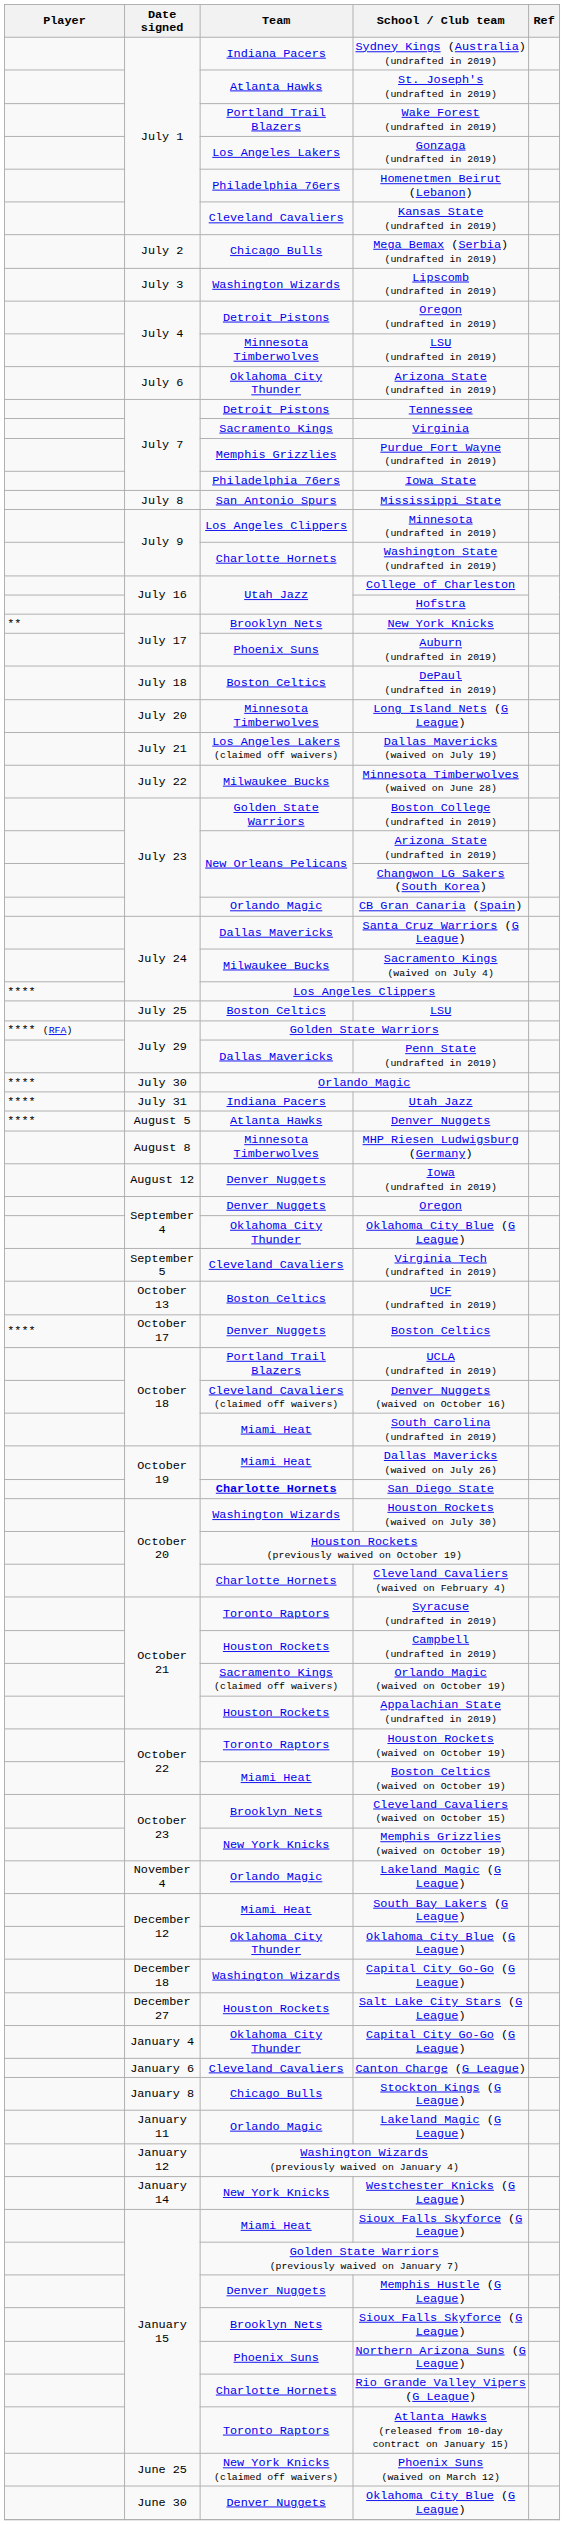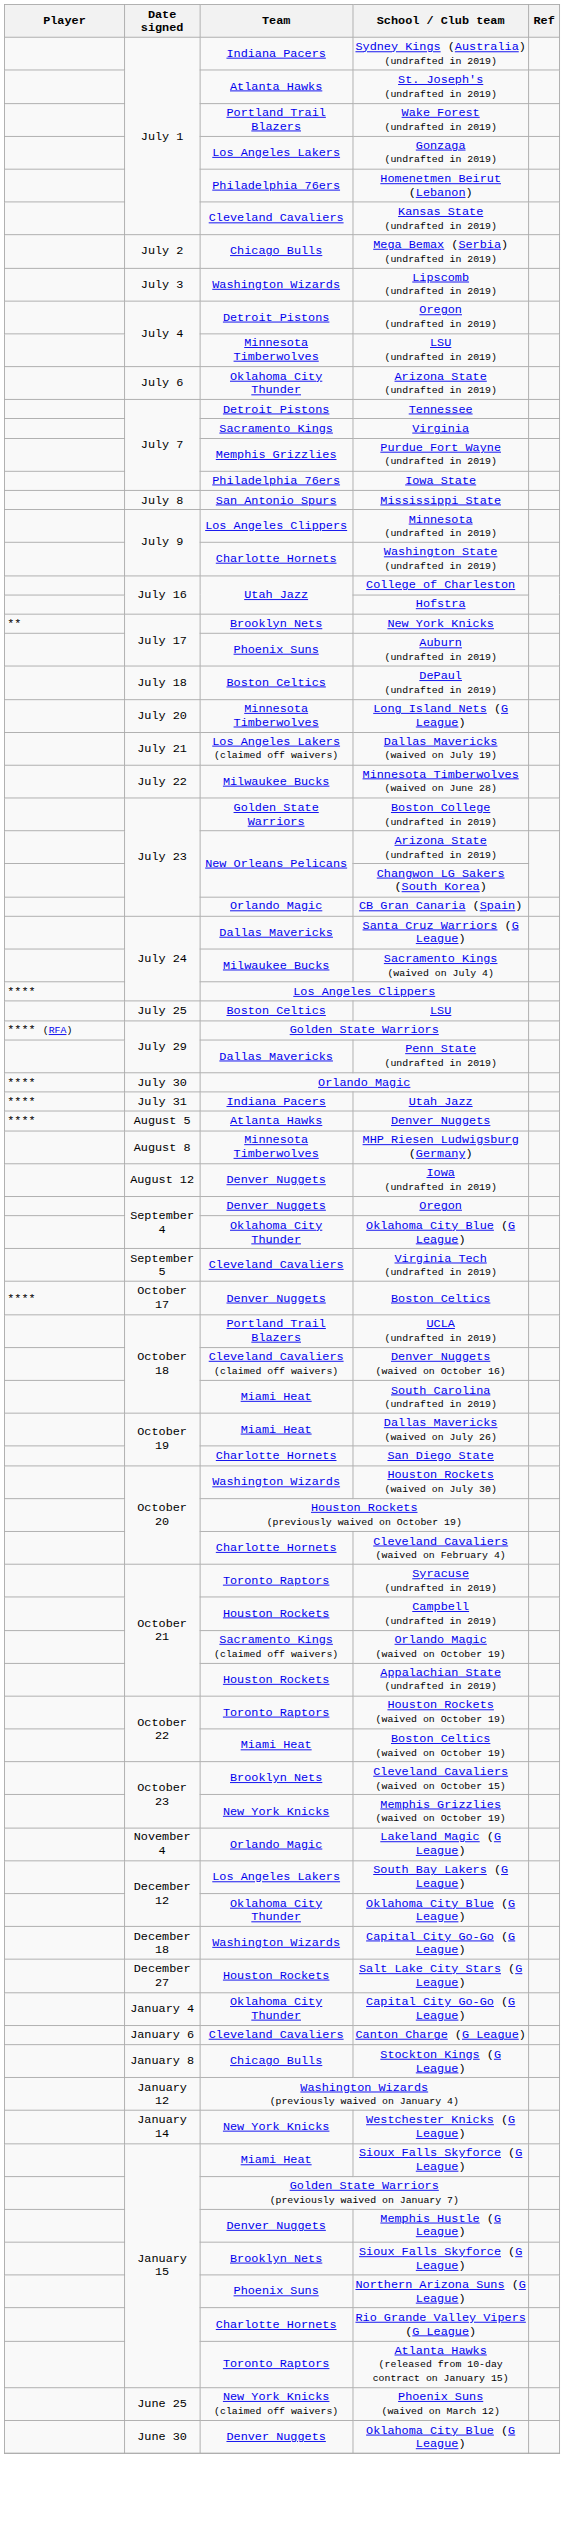- row: (162, 1298)
(276, 1489) bold -> (276, 1456) normal
(276, 1910) Miami Heat -> (276, 1877) Los Angeles Lakers
- row: (162, 2127)
